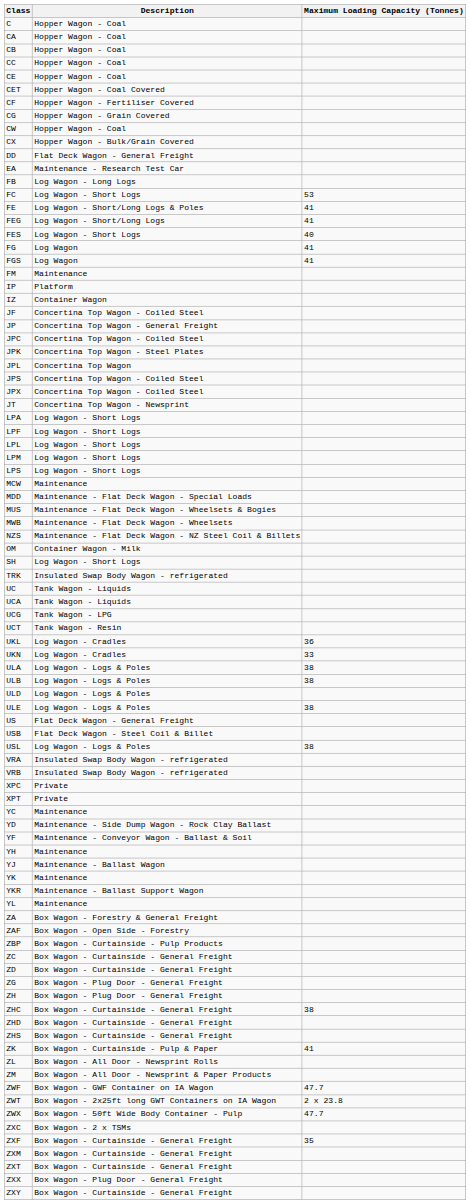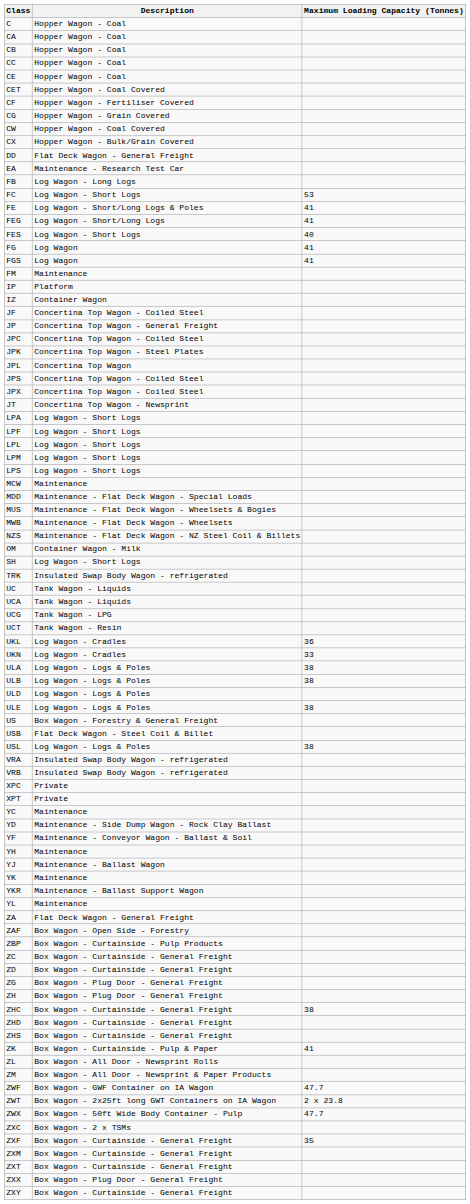(80, 129) Hopper Wagon - Coal -> (100, 129) Hopper Wagon - Coal Covered
(114, 720) Flat Deck Wagon - General Freight -> (126, 720) Box Wagon - Forestry & General Freight
(126, 917) Box Wagon - Forestry & General Freight -> (114, 917) Flat Deck Wagon - General Freight
